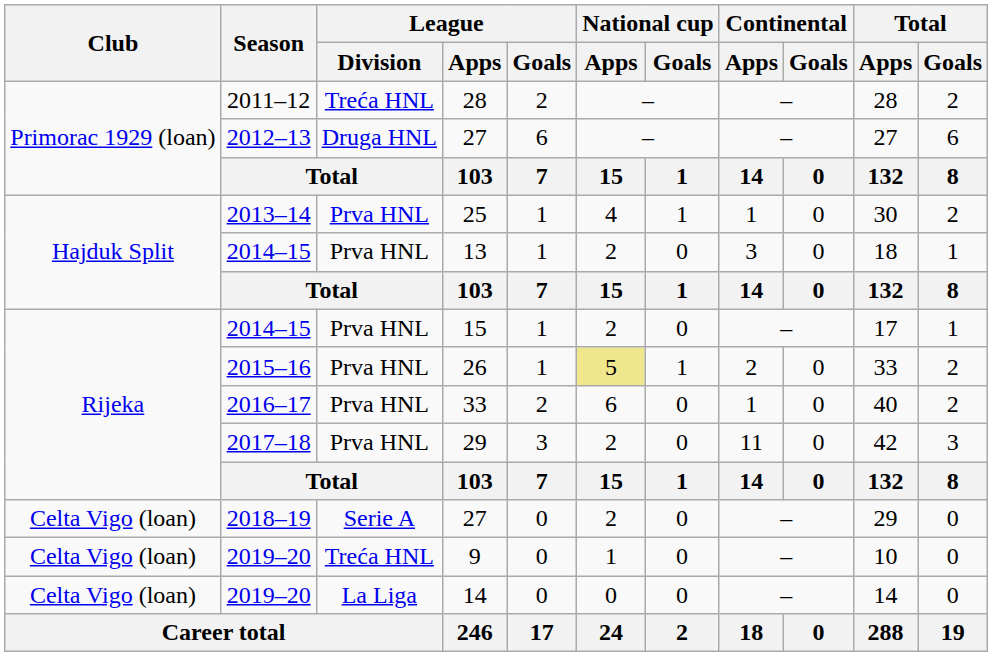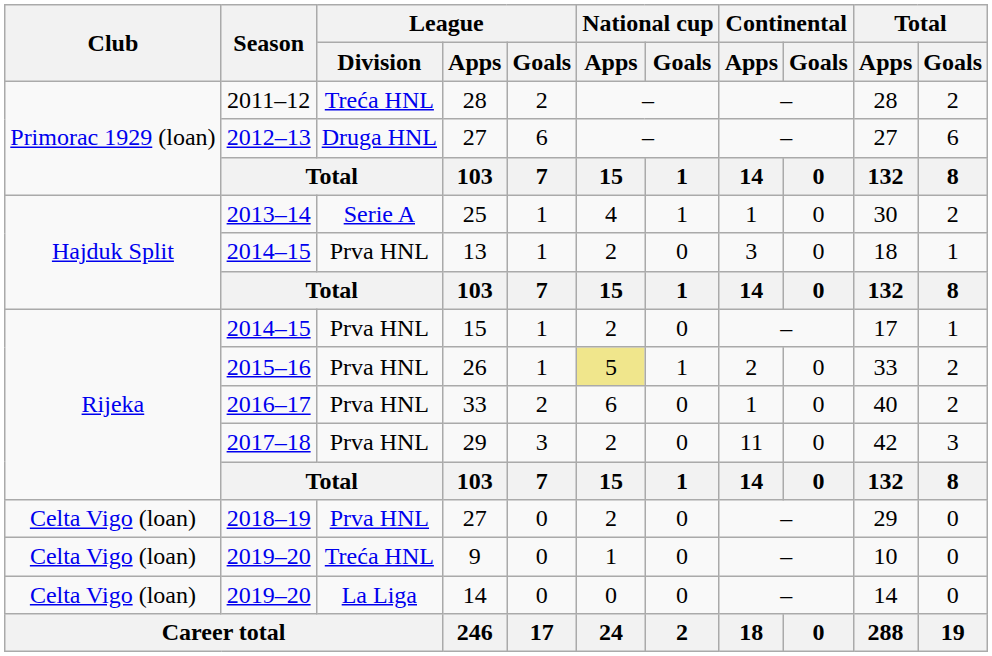(379, 213) Prva HNL -> (379, 213) Serie A
(379, 518) Serie A -> (379, 518) Prva HNL
